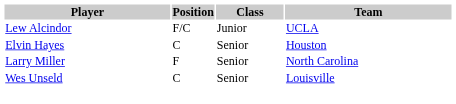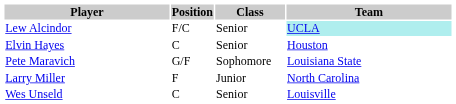(232, 28) Junior -> (232, 28) Senior
(302, 28) no background -> (303, 28) paleturquoise background
+ row: (40, 61)
(233, 61) Senior -> (231, 78) Junior
